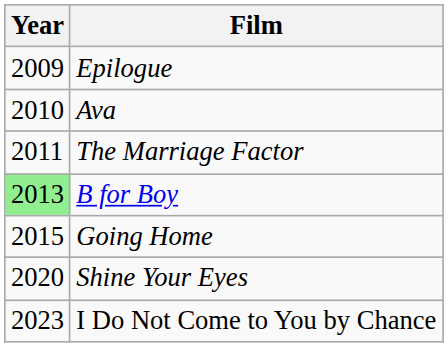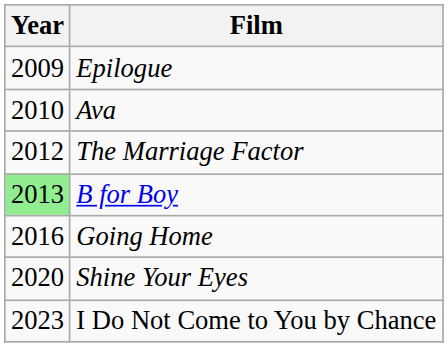(37, 151) 2011 -> (38, 151) 2012
(38, 236) 2015 -> (38, 236) 2016
